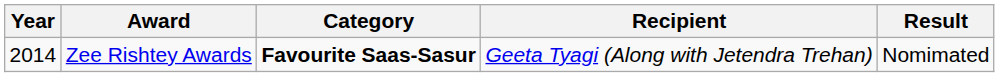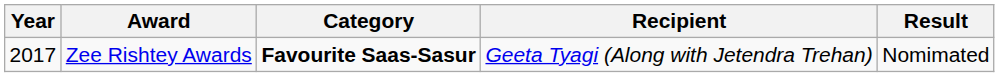(33, 54) 2014 -> (33, 54) 2017
